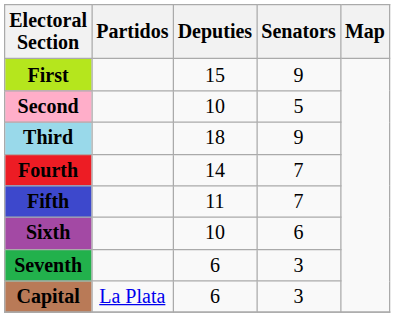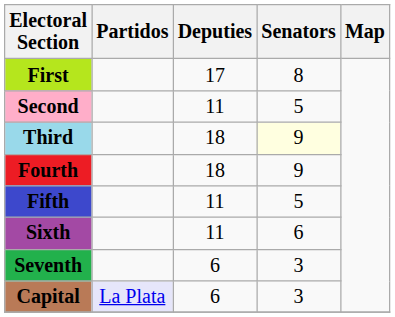(215, 74) 15 -> (215, 74) 17
(299, 74) 9 -> (299, 74) 8
(215, 106) 10 -> (215, 106) 11
(299, 138) no background -> (299, 138) lightyellow background
(215, 169) 14 -> (215, 169) 18
(299, 169) 7 -> (299, 169) 9
(299, 201) 7 -> (299, 201) 5
(215, 233) 10 -> (215, 233) 11
(132, 296) no background -> (132, 296) lavender background
